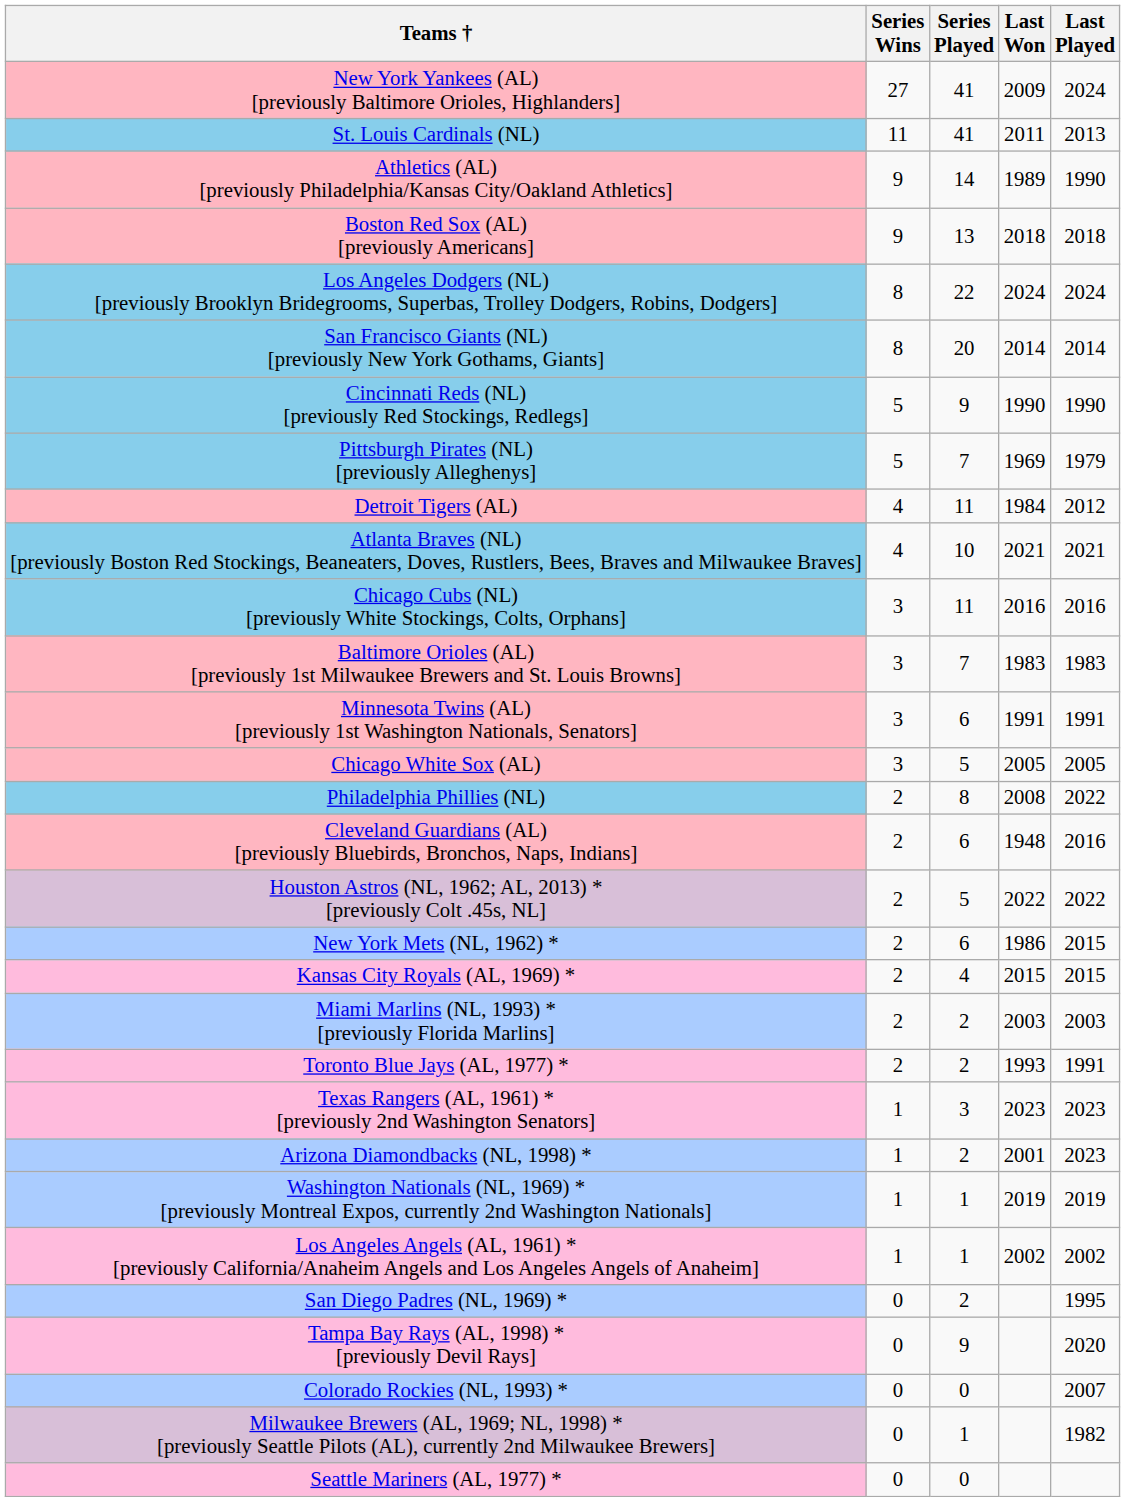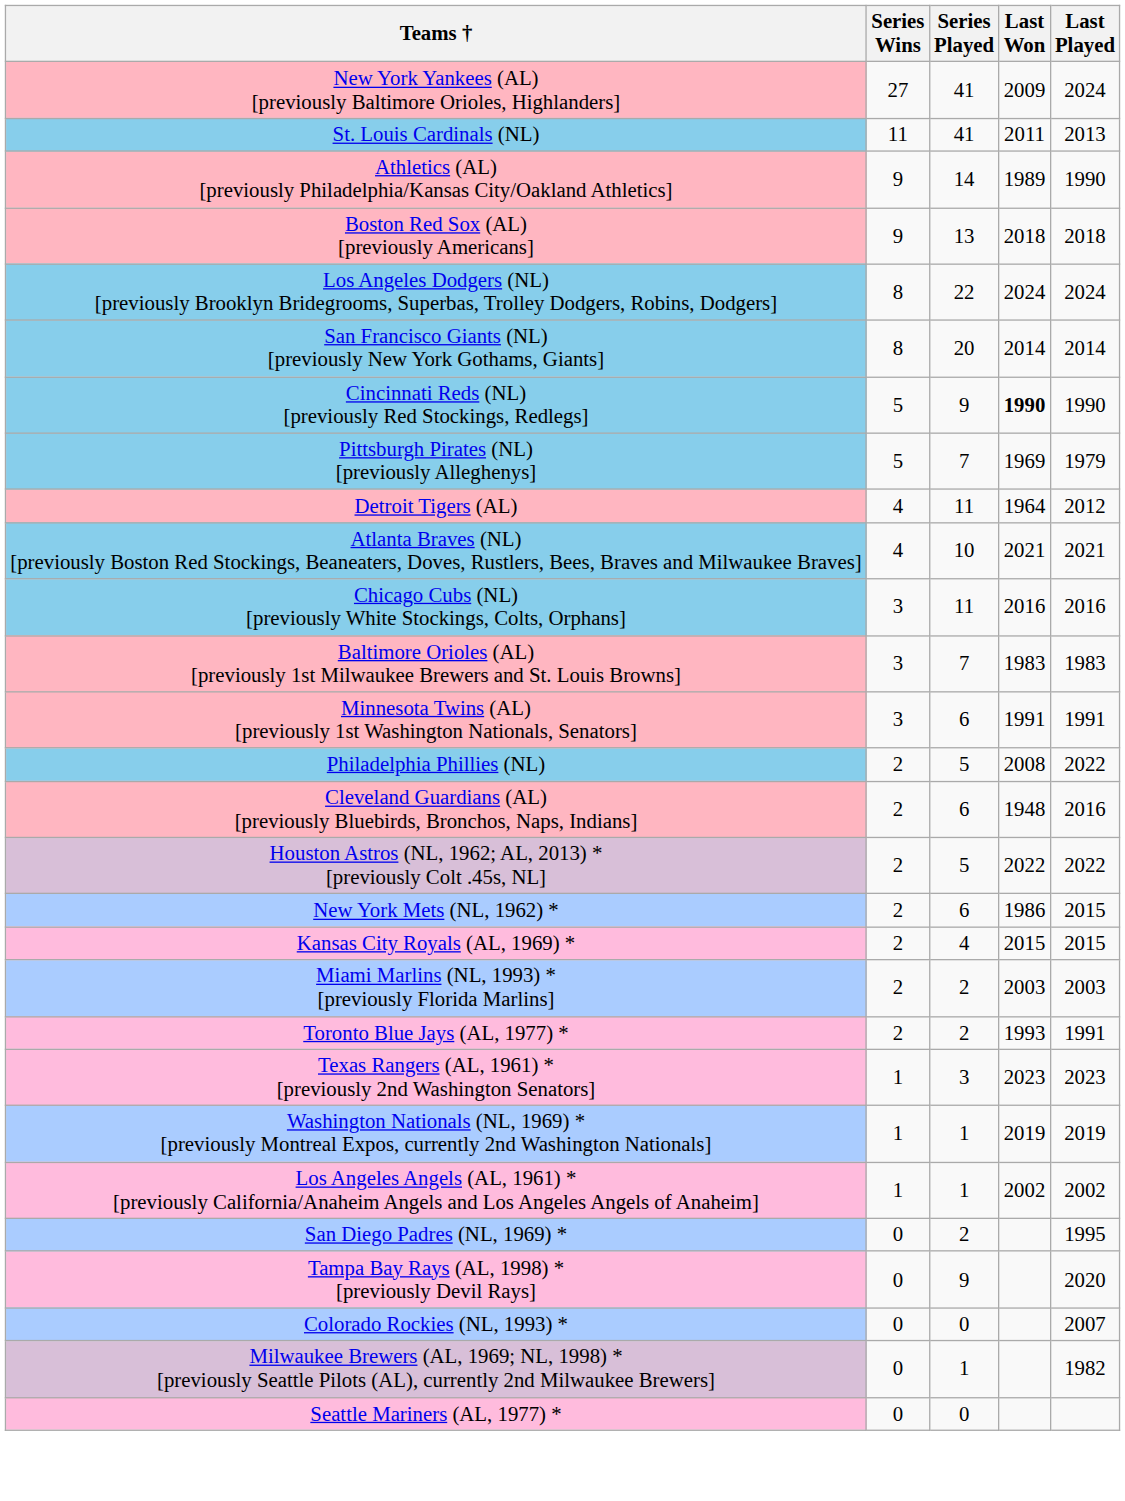(1025, 404) normal -> (1025, 404) bold
(1025, 505) 1984 -> (1025, 505) 1964
- row: (436, 764)
(964, 797) 8 -> (964, 764) 5
- row: (436, 1154)
